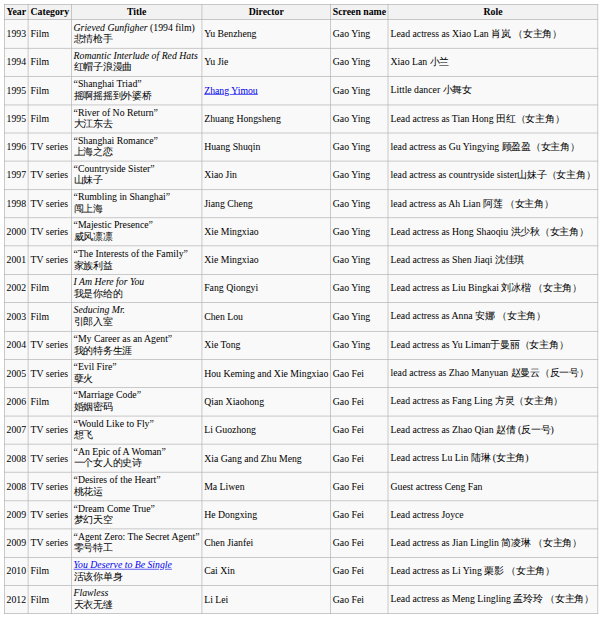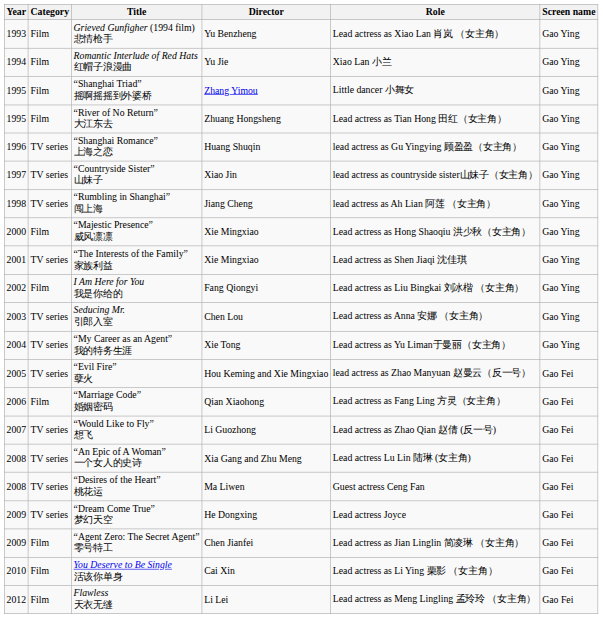columns swapped: (359, 12) <-> (493, 12)
(49, 232) TV series -> (40, 232) Film
(40, 317) Film -> (49, 317) TV series
(49, 543) TV series -> (40, 543) Film
